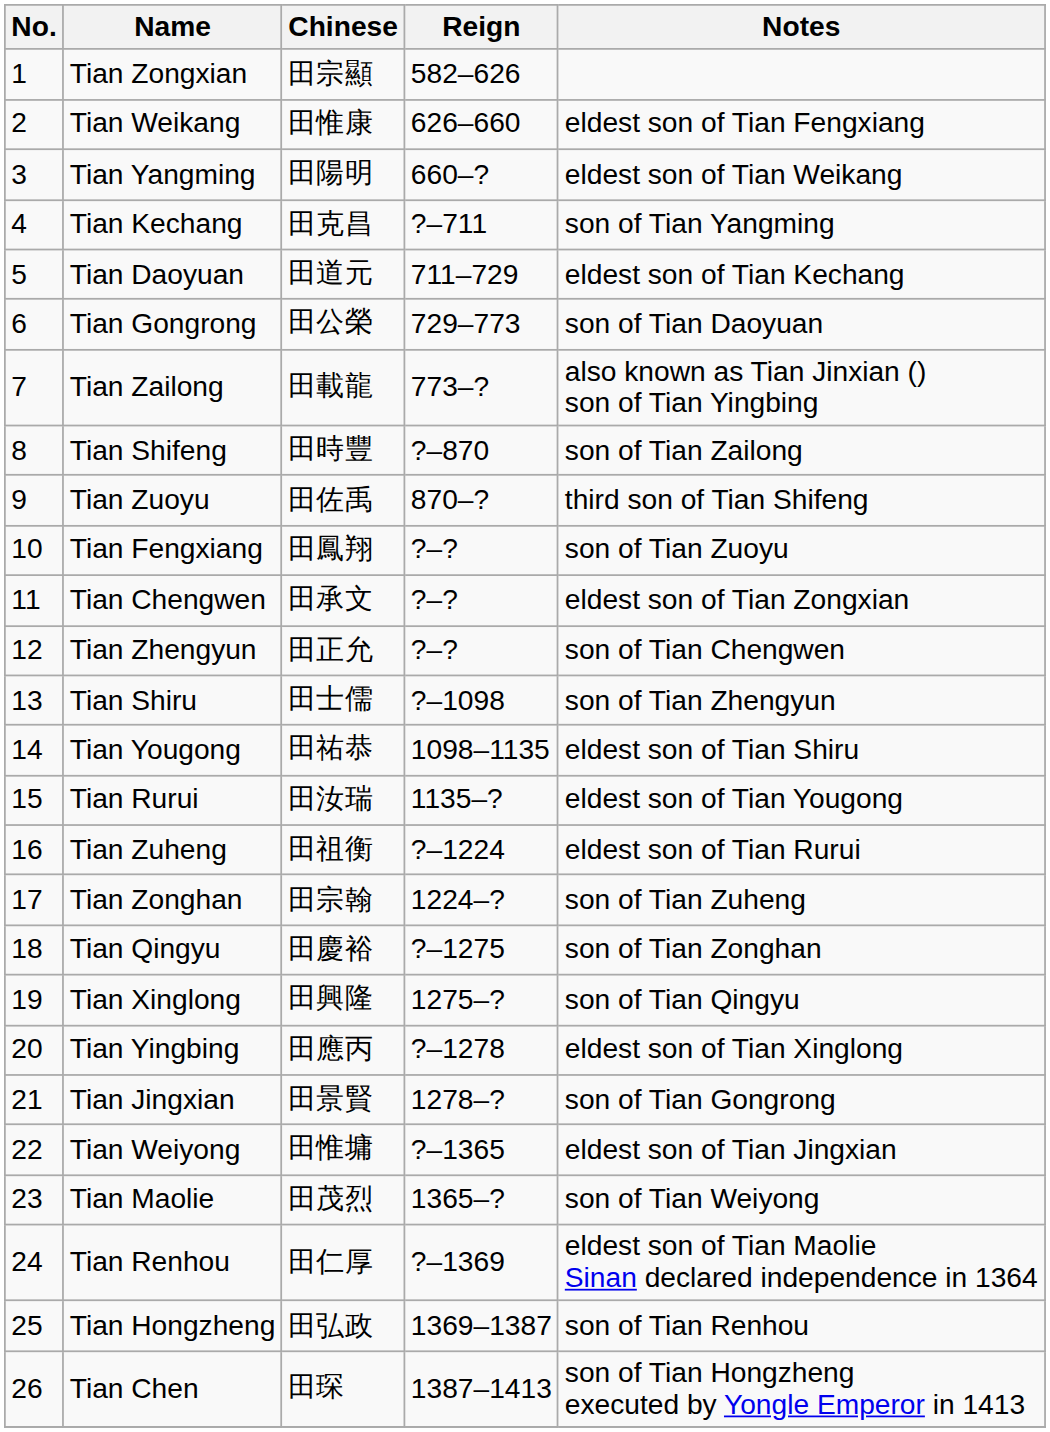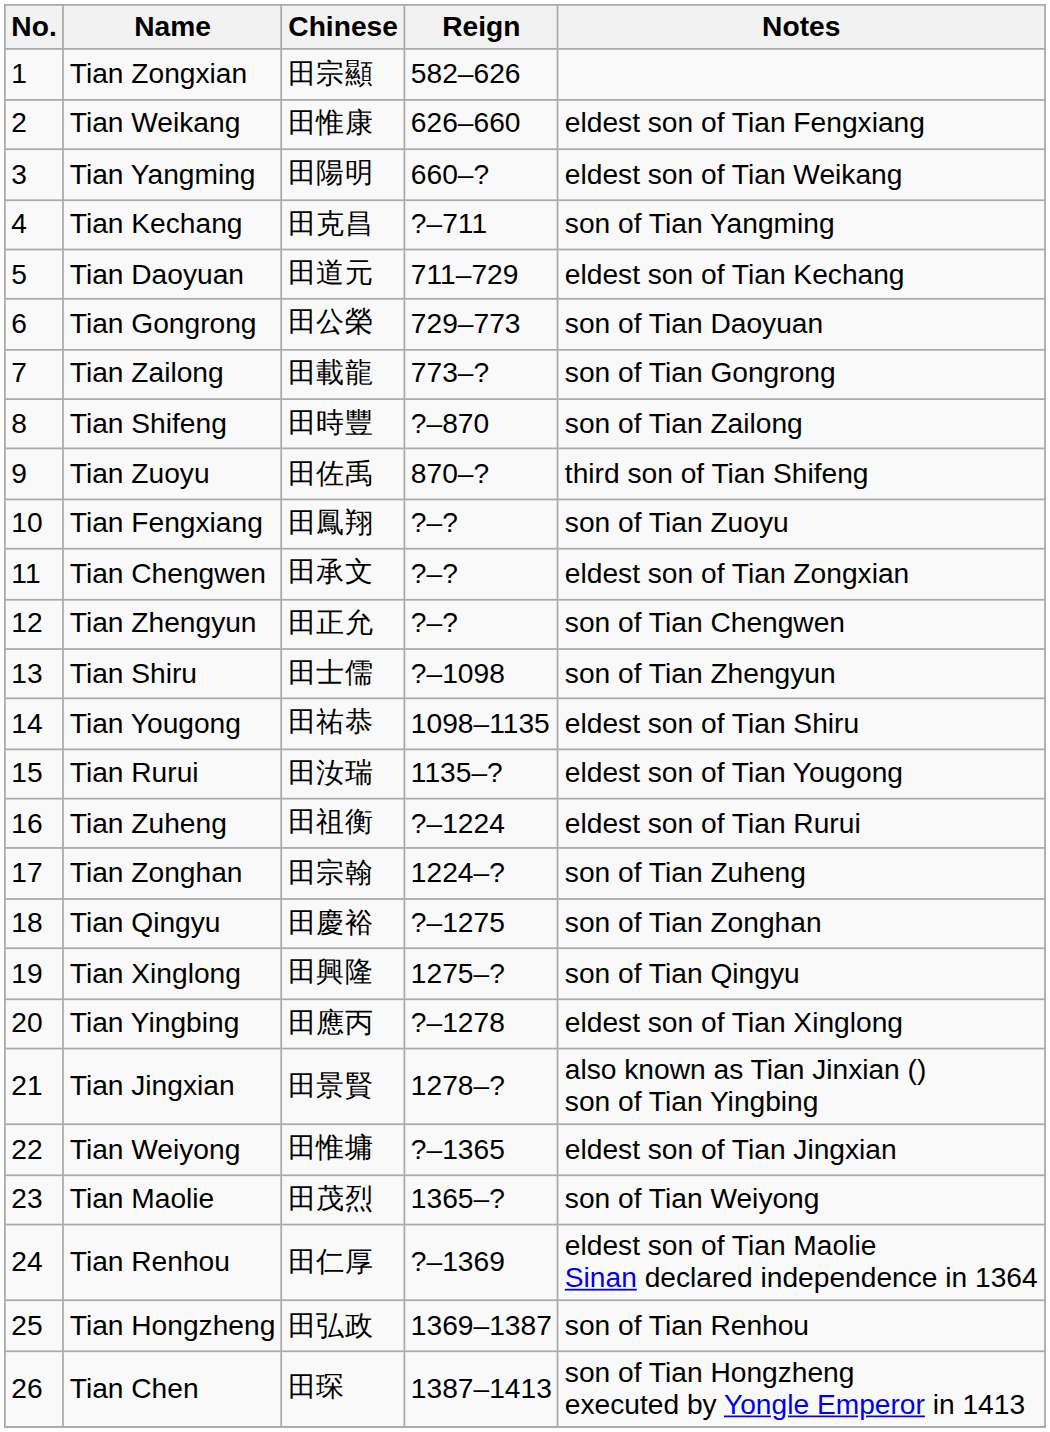(746, 386) also known as Tian Jinxian () son of Tian Yingbing -> (700, 373) son of Tian Gongrong
(700, 1099) son of Tian Gongrong -> (746, 1086) also known as Tian Jinxian () son of Tian Yingbing
